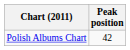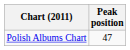(107, 38) 42 -> (107, 38) 47
